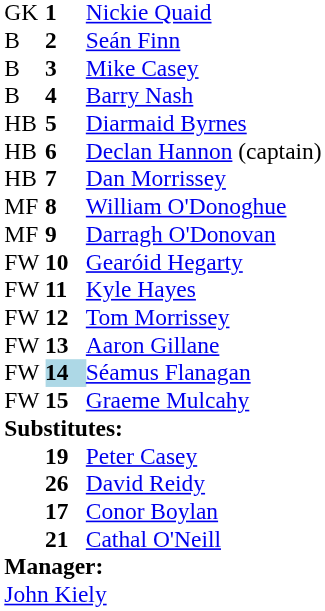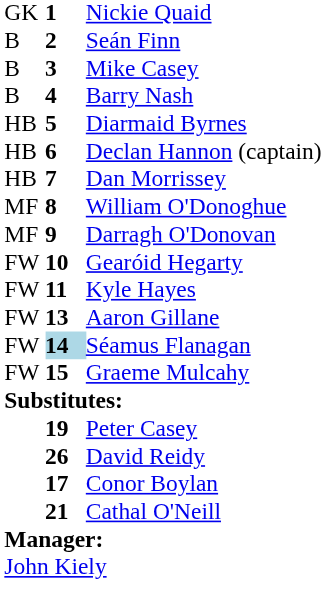- row: (158, 317)
